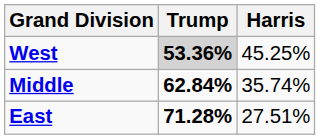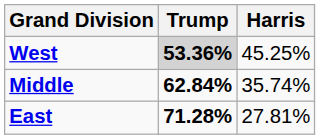(276, 117) 27.51% -> (276, 117) 27.81%
